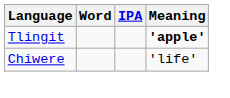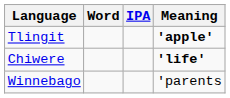(173, 60) normal -> (181, 60) bold
+ row: (44, 82)
